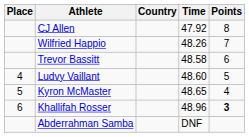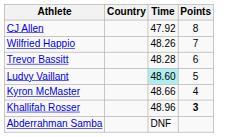- column: (20, 12)
(194, 60) 48.58 -> (163, 60) 48.28
(194, 76) no background -> (163, 76) paleturquoise background
(194, 92) 48.65 -> (163, 92) 48.66
